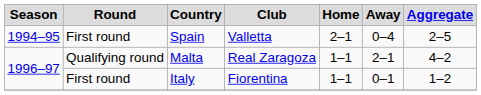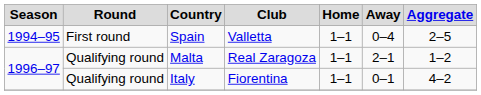(341, 36) 2–1 -> (341, 36) 1–1
(440, 57) 4–2 -> (440, 57) 1–2
(98, 79) First round -> (115, 79) Qualifying round
(440, 79) 1–2 -> (440, 79) 4–2
